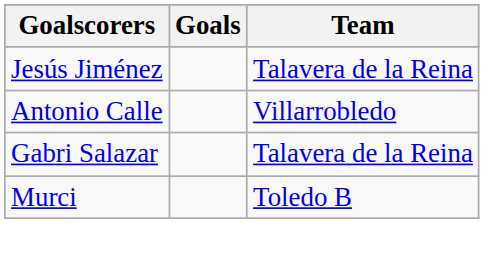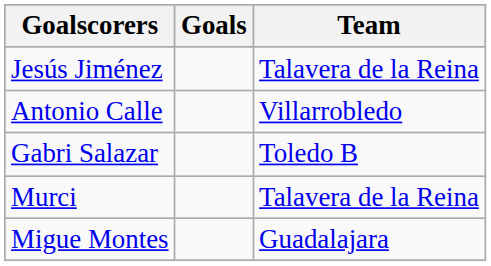(363, 153) Talavera de la Reina -> (309, 153) Toledo B
(303, 196) Toledo B -> (369, 196) Talavera de la Reina
+ row: (90, 238)
